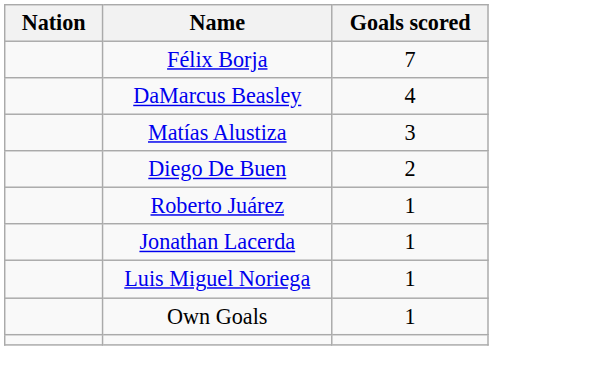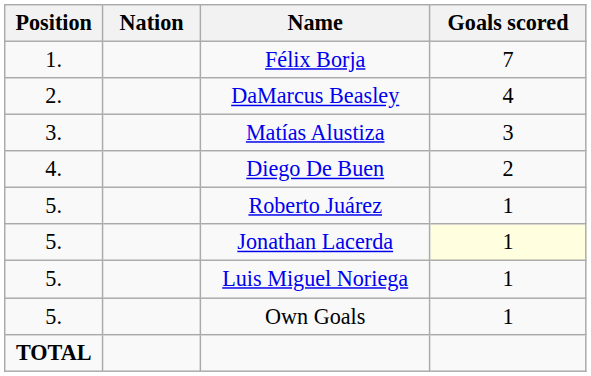+ column: (54, 22)
(410, 242) no background -> (508, 242) lightyellow background
